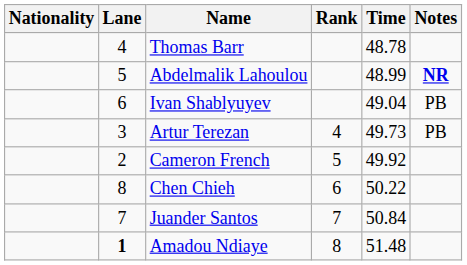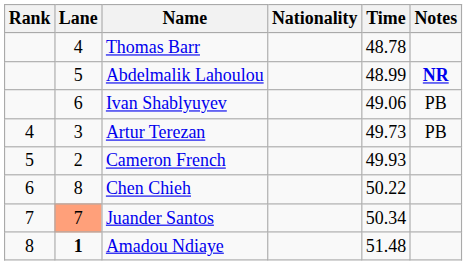columns swapped: (337, 18) <-> (52, 18)
(386, 103) 49.04 -> (386, 103) 49.06
(386, 160) 49.92 -> (386, 160) 49.93
(122, 217) no background -> (78, 217) lightsalmon background
(386, 217) 50.84 -> (386, 217) 50.34
